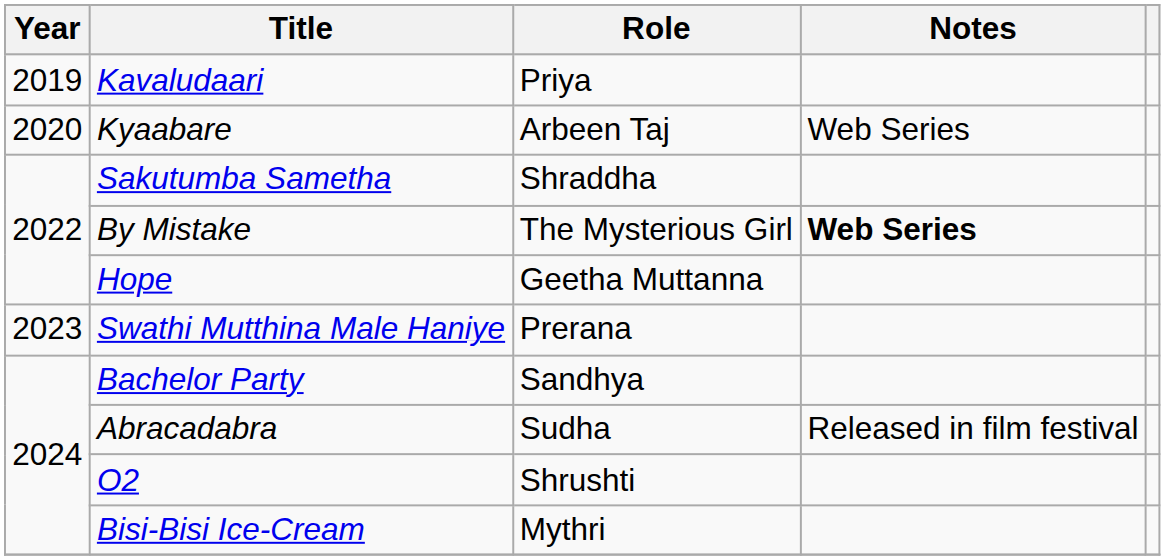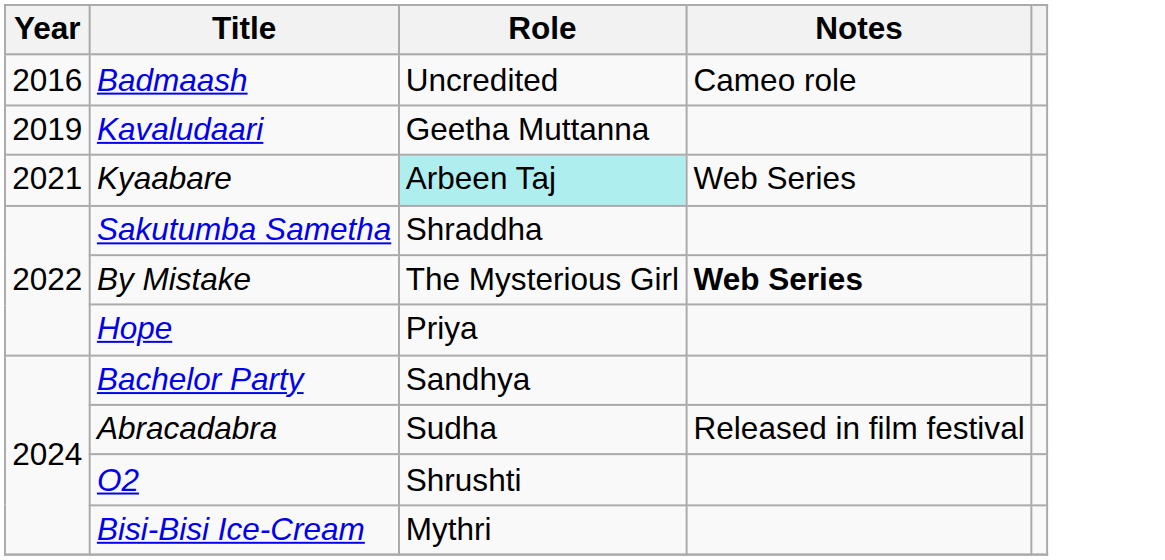+ row: (172, 79)
(556, 79) Priya -> (528, 129) Geetha Muttanna
(47, 129) 2020 -> (47, 179) 2021
(595, 129) no background -> (481, 179) paleturquoise background
(641, 279) Geetha Muttanna -> (442, 329) Priya
- row: (301, 329)
